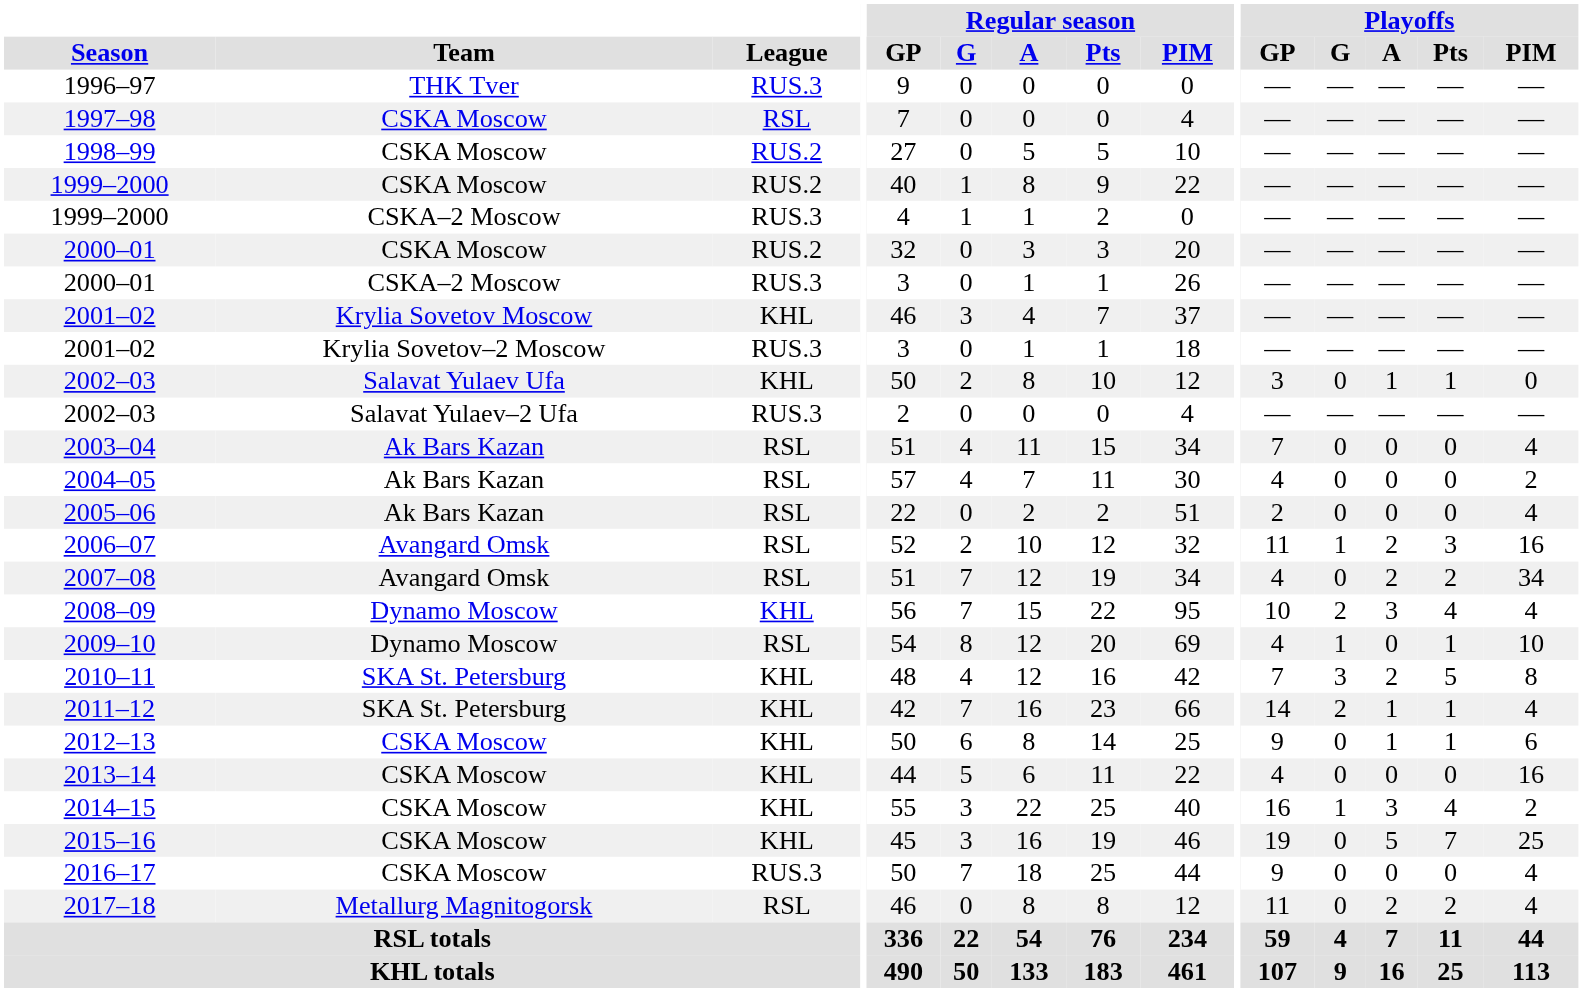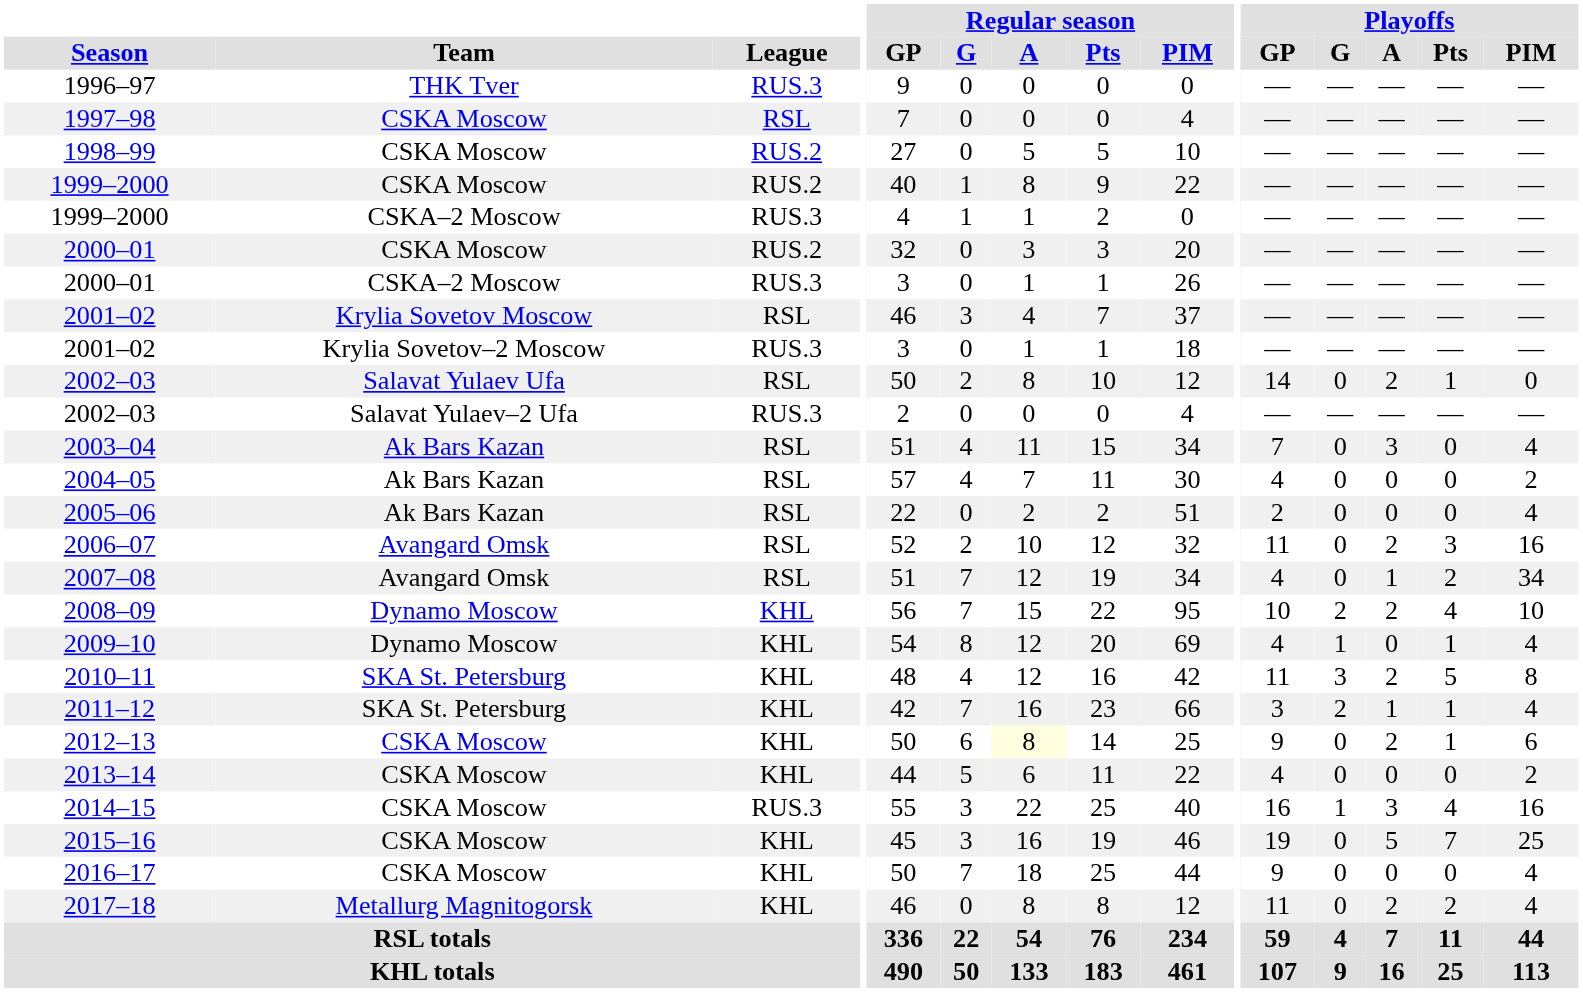(787, 315) KHL -> (787, 315) RSL
(787, 380) KHL -> (787, 380) RSL
(1277, 380) 3 -> (1277, 380) 14
(1392, 380) 1 -> (1392, 380) 2
(1392, 446) 0 -> (1392, 446) 3
(1340, 544) 1 -> (1340, 544) 0
(1392, 577) 2 -> (1392, 577) 1
(1392, 610) 3 -> (1392, 610) 2
(1531, 610) 4 -> (1531, 610) 10
(787, 643) RSL -> (787, 643) KHL
(1531, 643) 10 -> (1531, 643) 4
(1277, 676) 7 -> (1277, 676) 11
(1277, 708) 14 -> (1277, 708) 3
(1029, 741) no background -> (1029, 741) lightyellow background
(1392, 741) 1 -> (1392, 741) 2
(1531, 774) 16 -> (1531, 774) 2
(787, 807) KHL -> (787, 807) RUS.3
(1531, 807) 2 -> (1531, 807) 16
(787, 872) RUS.3 -> (787, 872) KHL
(787, 905) RSL -> (787, 905) KHL
